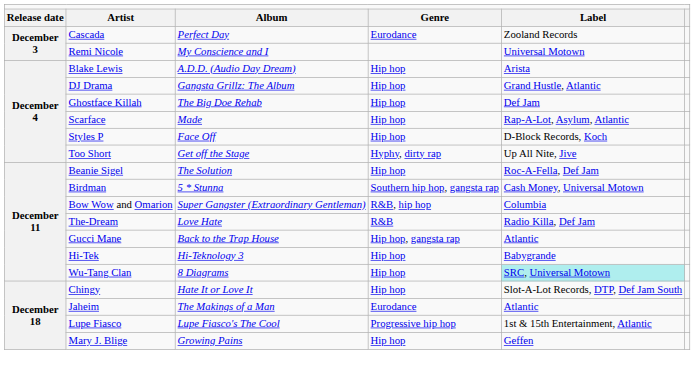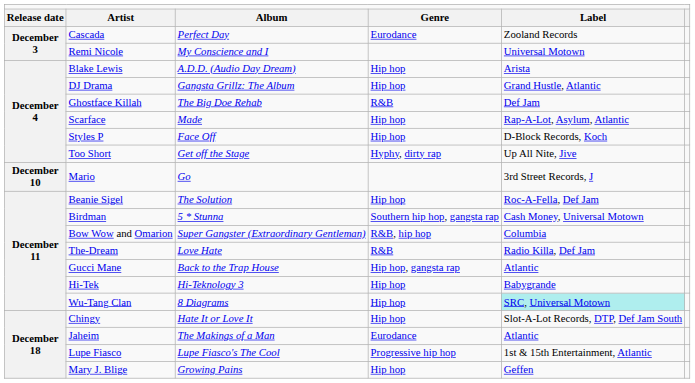(388, 102) Hip hop -> (382, 102) R&B
+ row: (82, 176)
